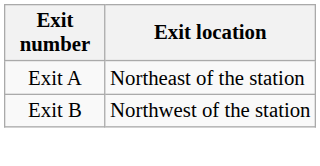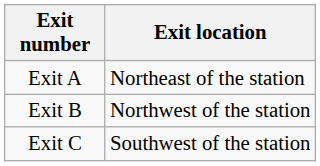+ row: (55, 143)
